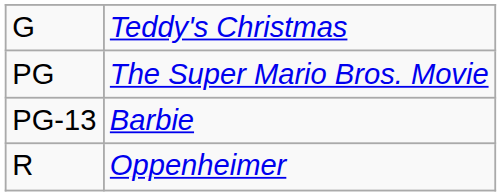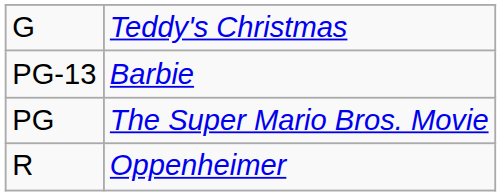rows swapped: (33, 73) <-> (54, 119)
